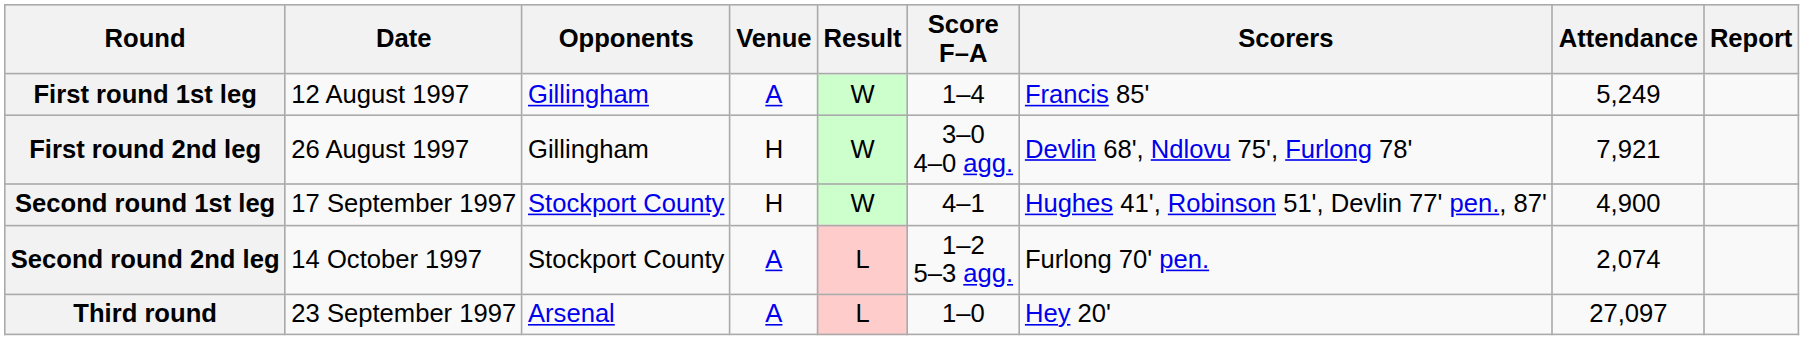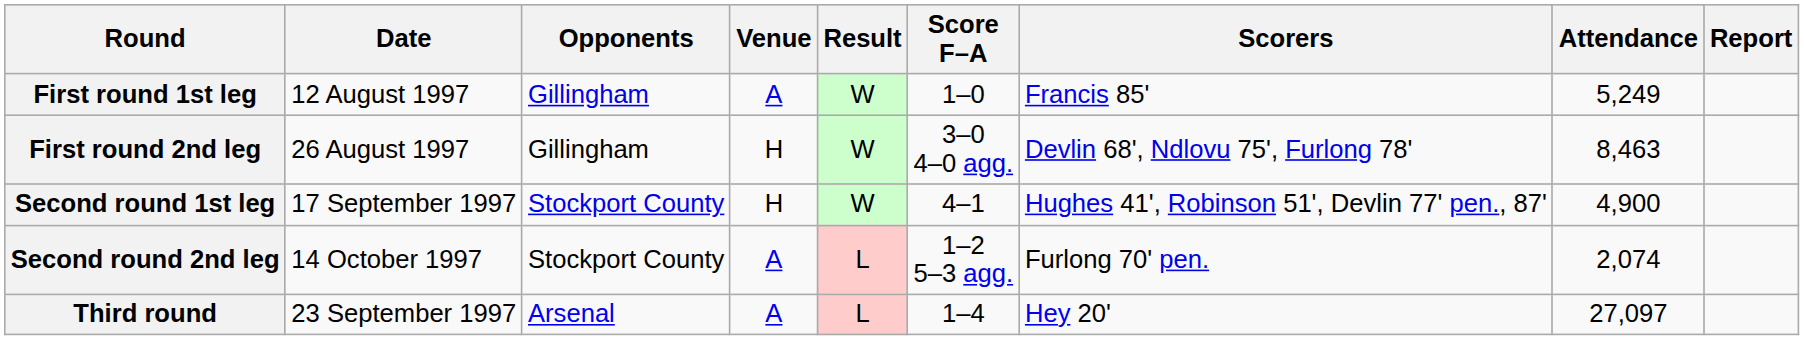(963, 94) 1–4 -> (963, 94) 1–0
(1628, 149) 7,921 -> (1628, 149) 8,463
(963, 314) 1–0 -> (963, 314) 1–4
